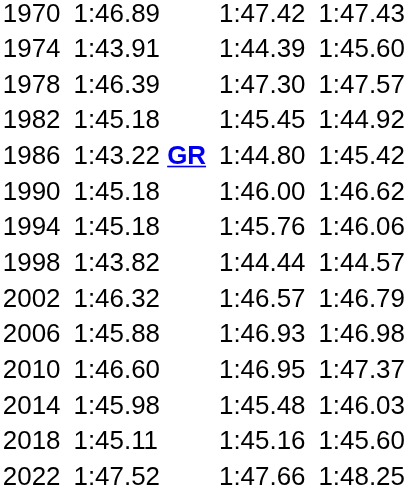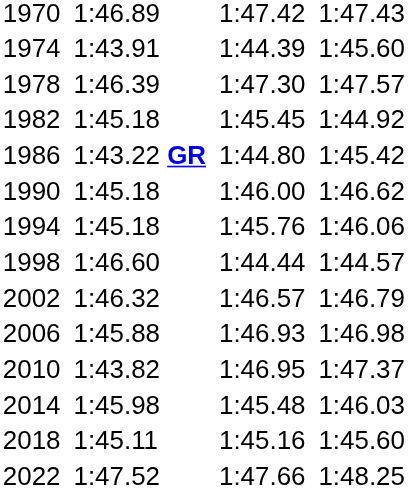(117, 262) 1:43.82 -> (117, 262) 1:46.60
(117, 369) 1:46.60 -> (117, 369) 1:43.82
